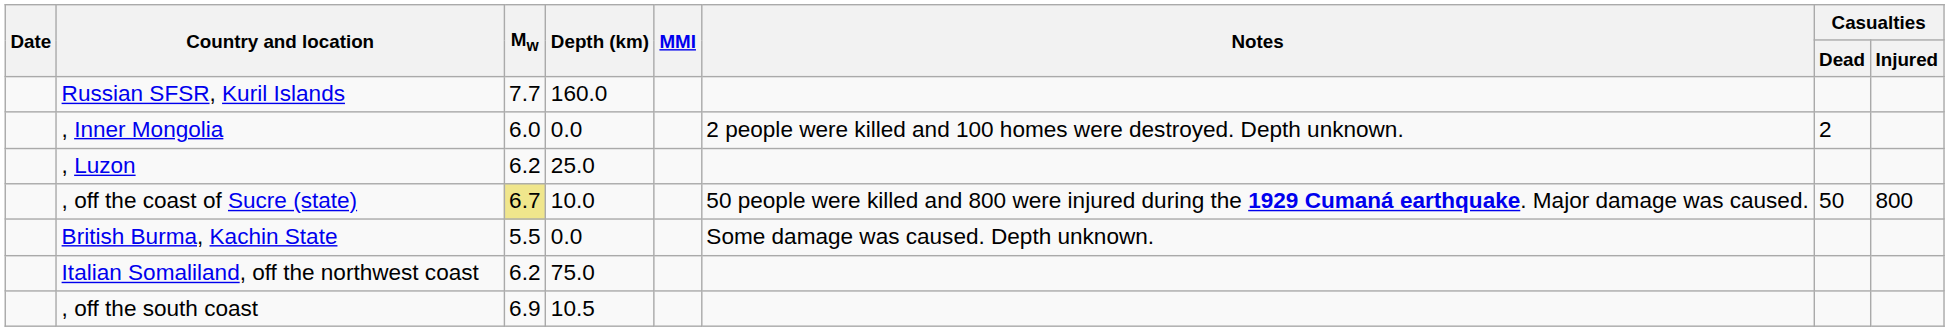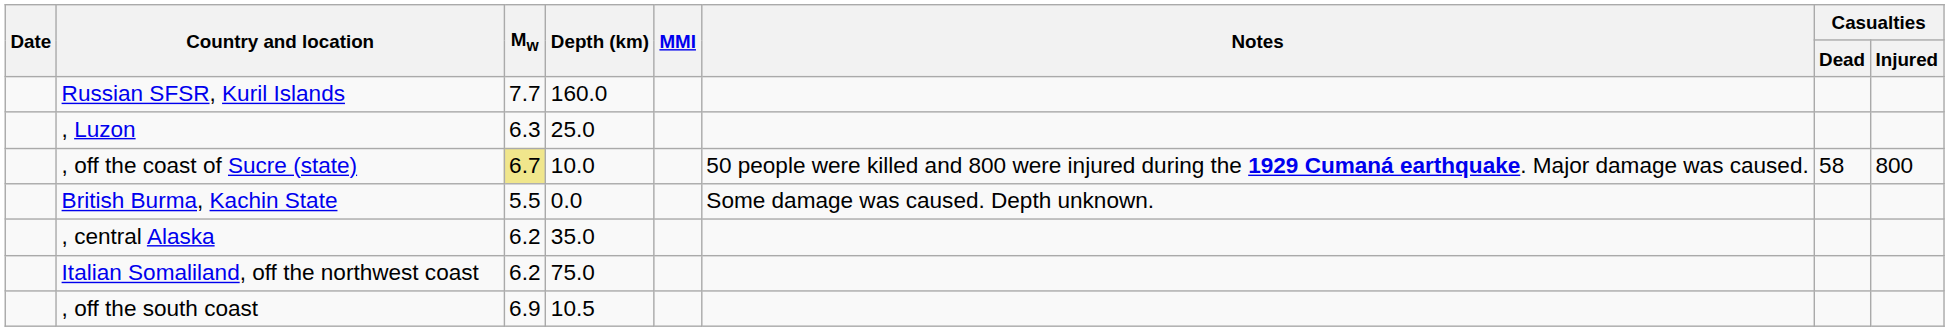- row: (142, 129)
(525, 165) 6.2 -> (525, 129) 6.3
(1832, 201) 50 -> (1832, 165) 58
+ row: (138, 237)
